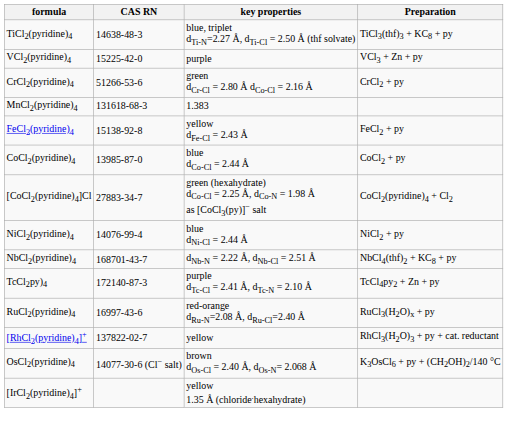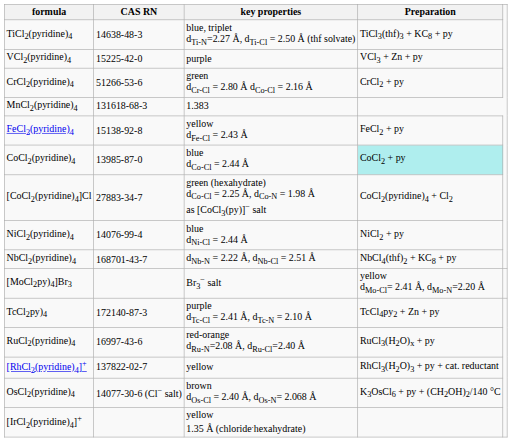(383, 160) no background -> (383, 160) paleturquoise background
+ row: (39, 283)
